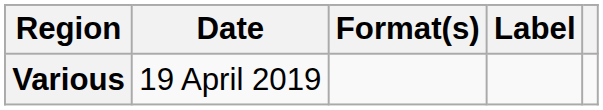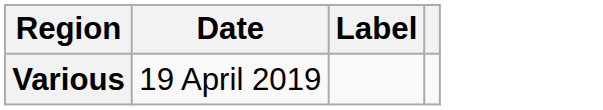- column: (408, 29)
